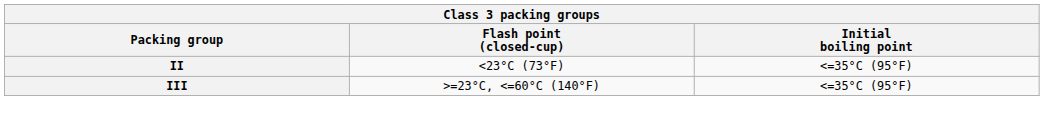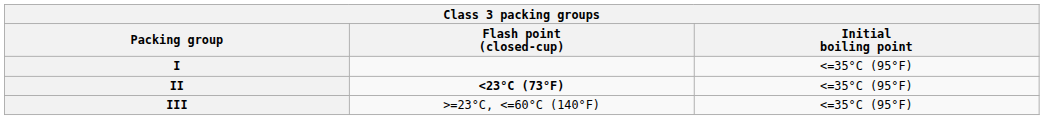+ row: (177, 66)
(522, 66) normal -> (522, 86) bold
